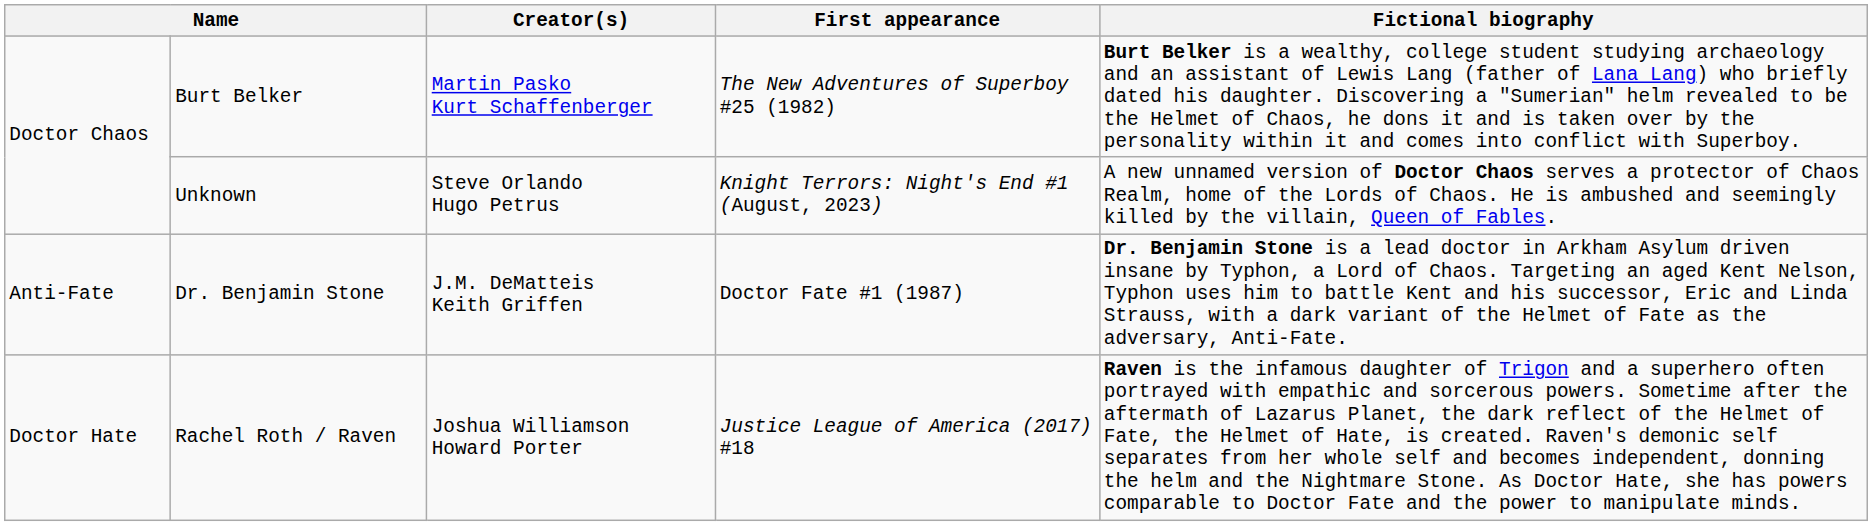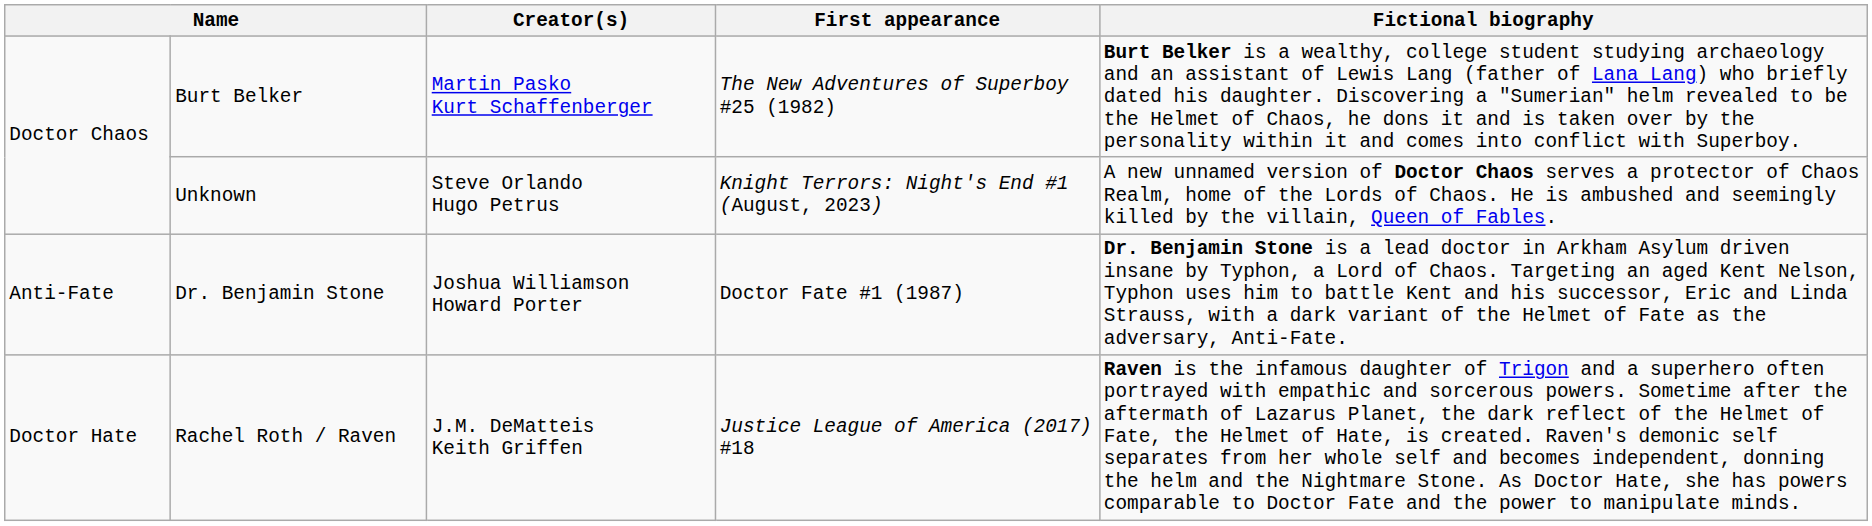(513, 294) J.M. DeMatteis Keith Griffen -> (531, 294) Joshua Williamson Howard Porter
(531, 437) Joshua Williamson Howard Porter -> (513, 437) J.M. DeMatteis Keith Griffen
